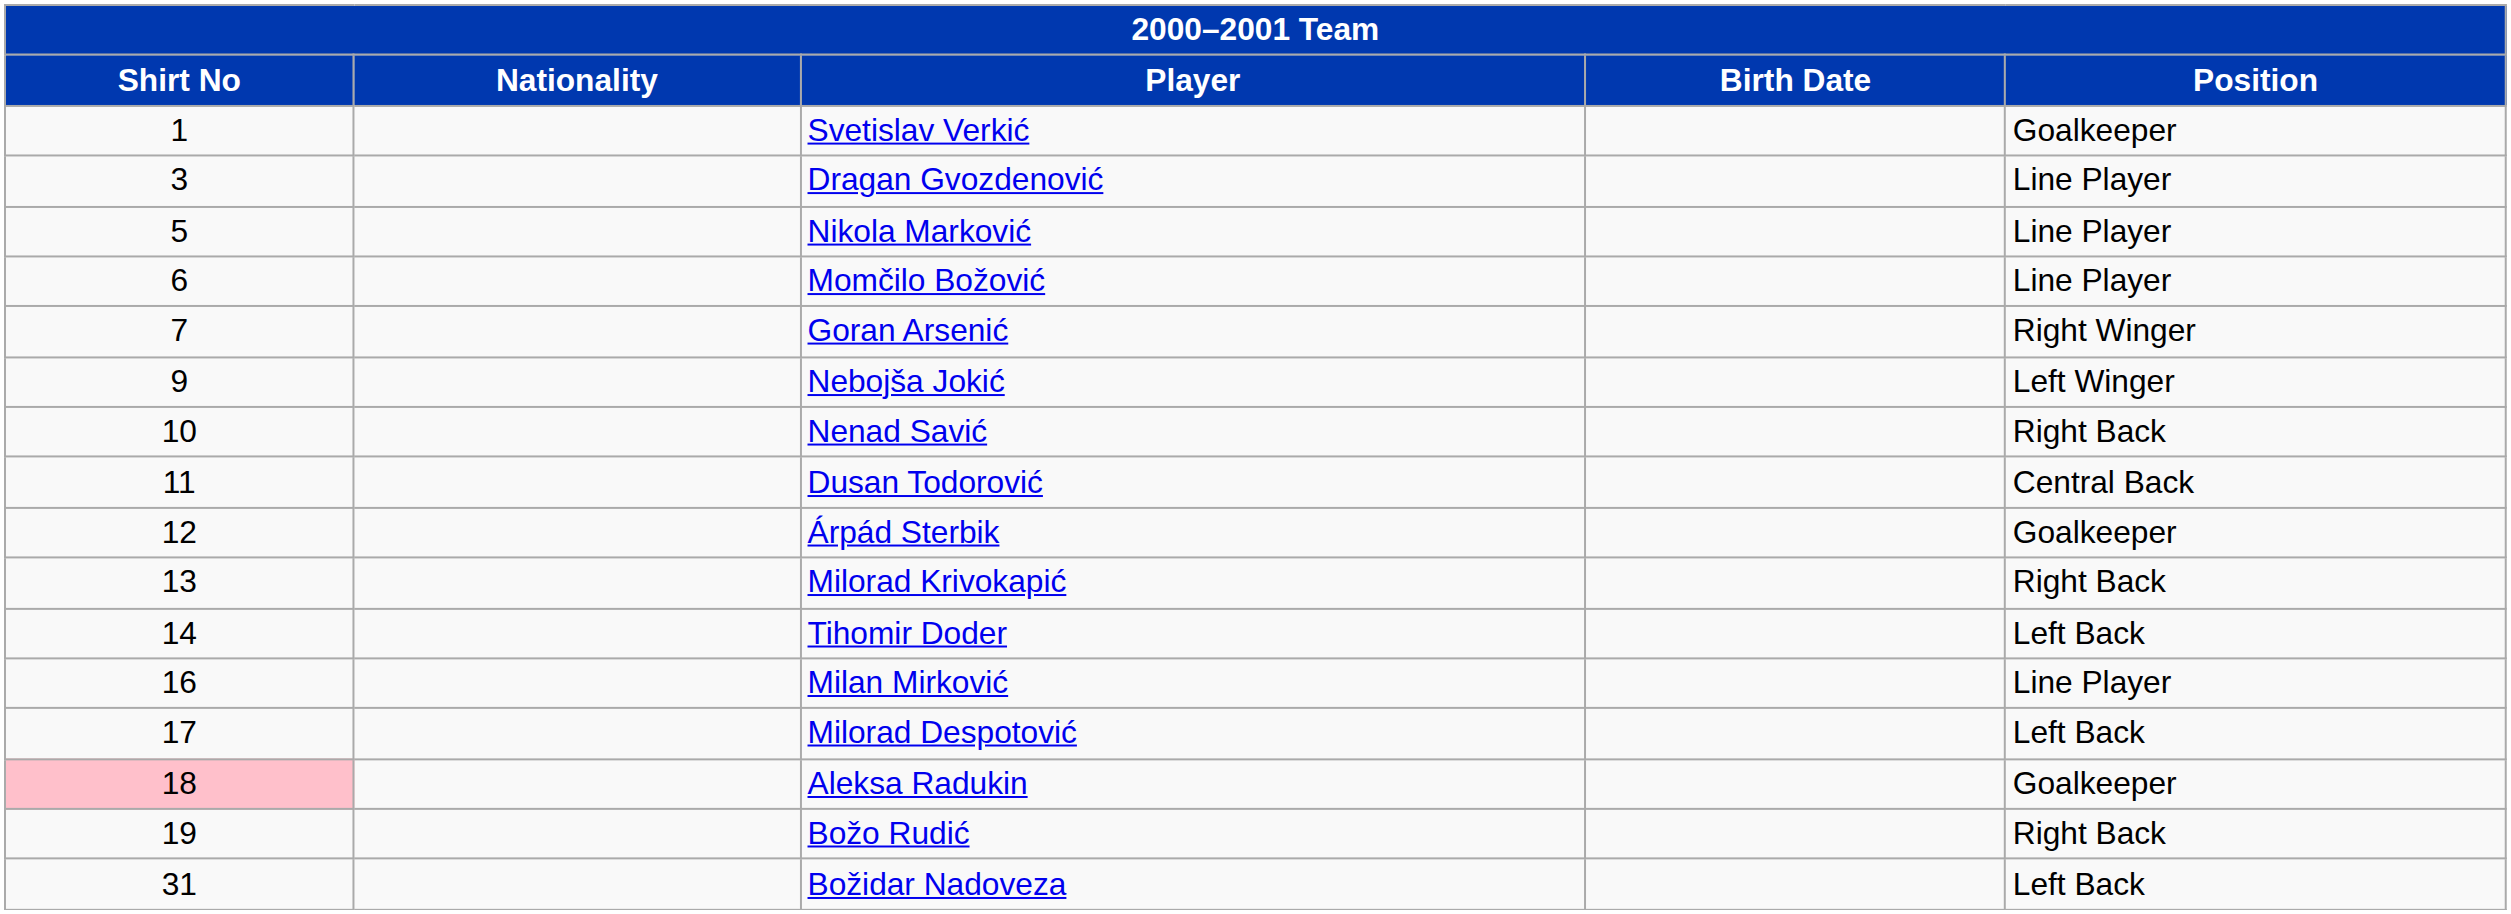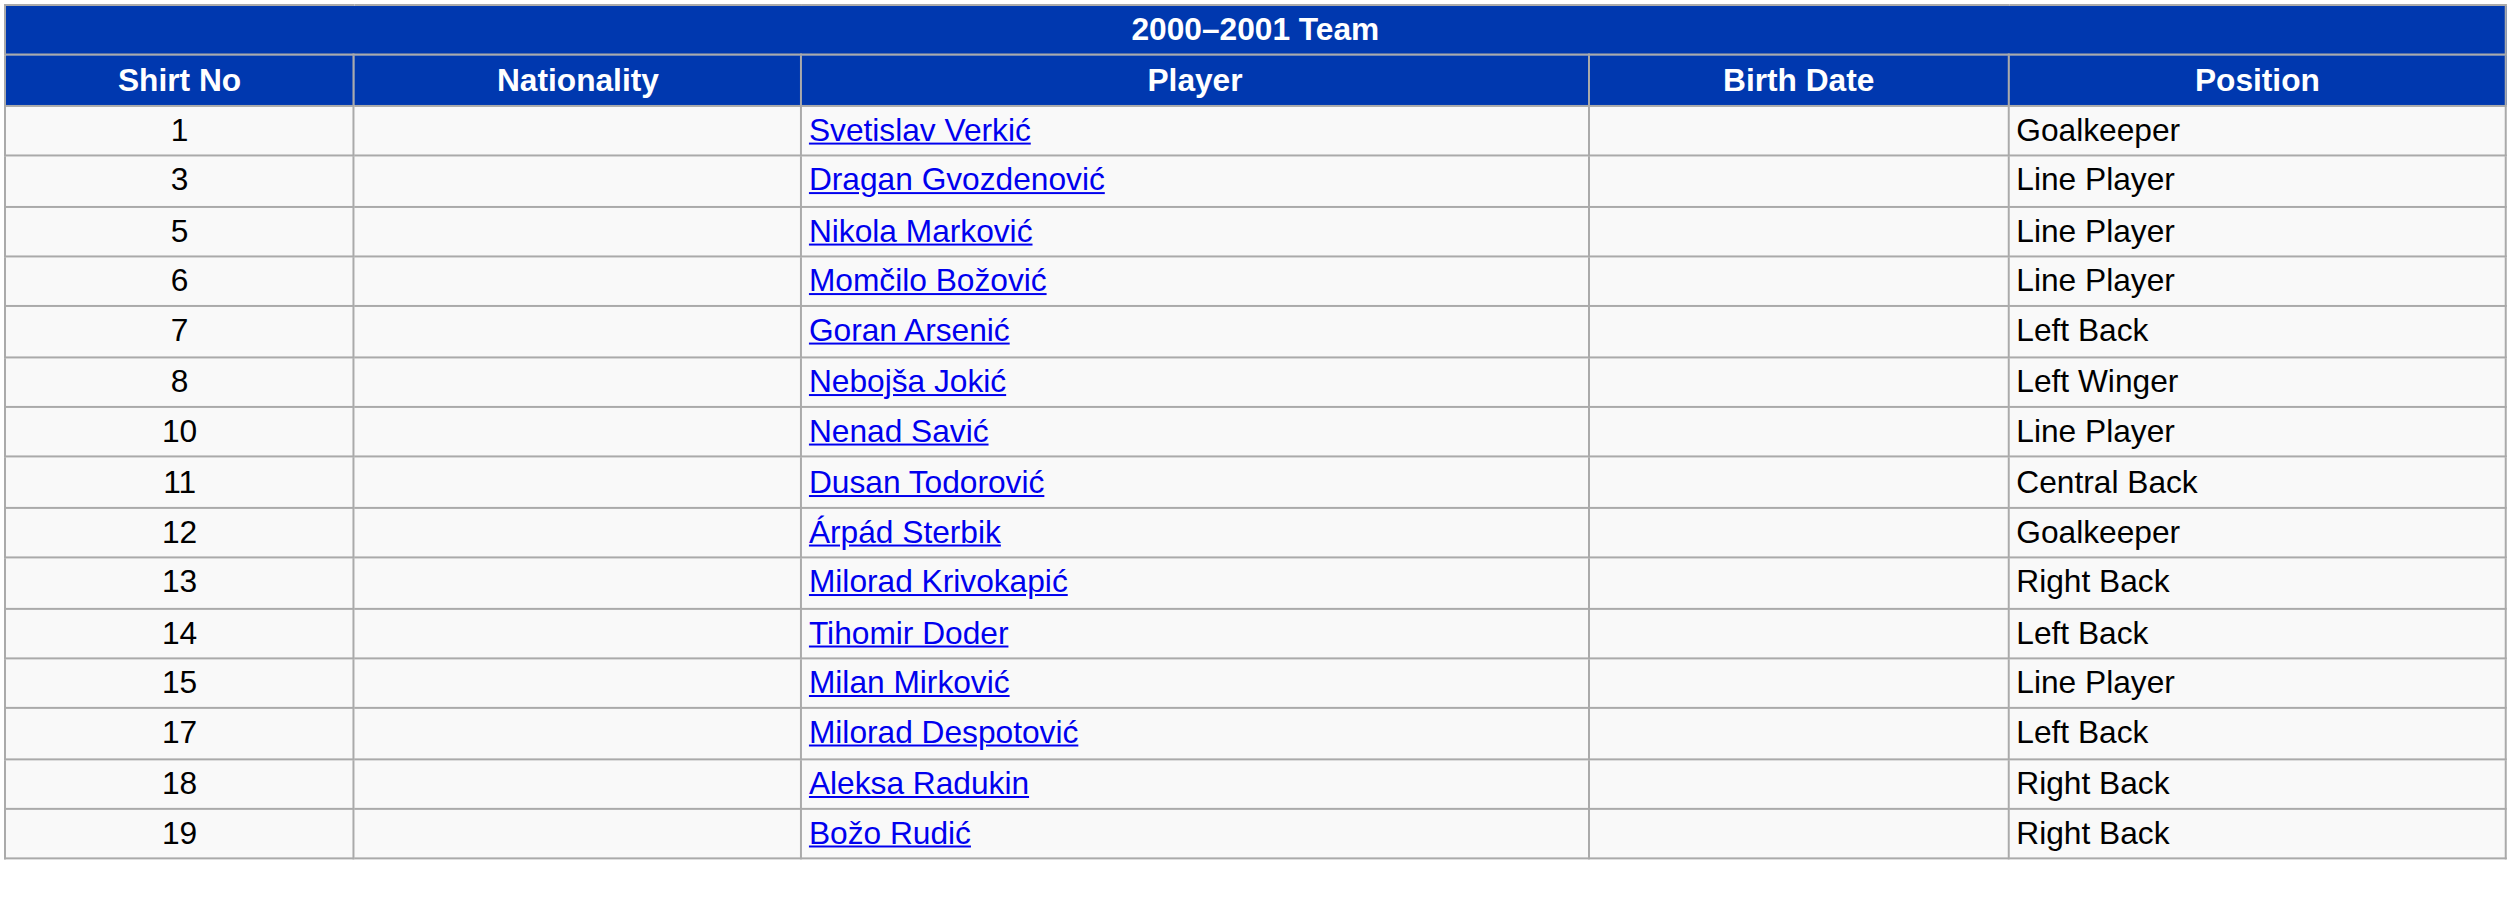(2104, 331) Right Winger -> (2082, 331) Left Back
(179, 381) 9 -> (180, 381) 8
(2089, 431) Right Back -> (2096, 431) Line Player
(179, 682) 16 -> (180, 682) 15
(179, 783) pink background -> (180, 783) no background
(2095, 783) Goalkeeper -> (2093, 783) Right Back
- row: (937, 883)
